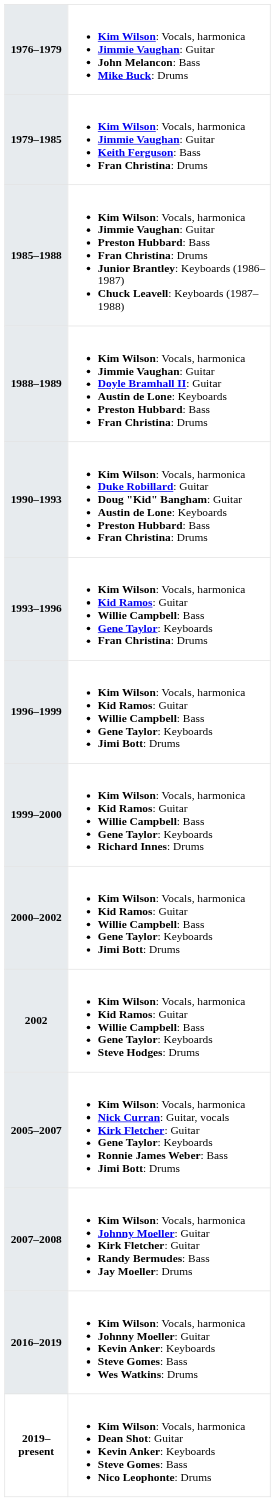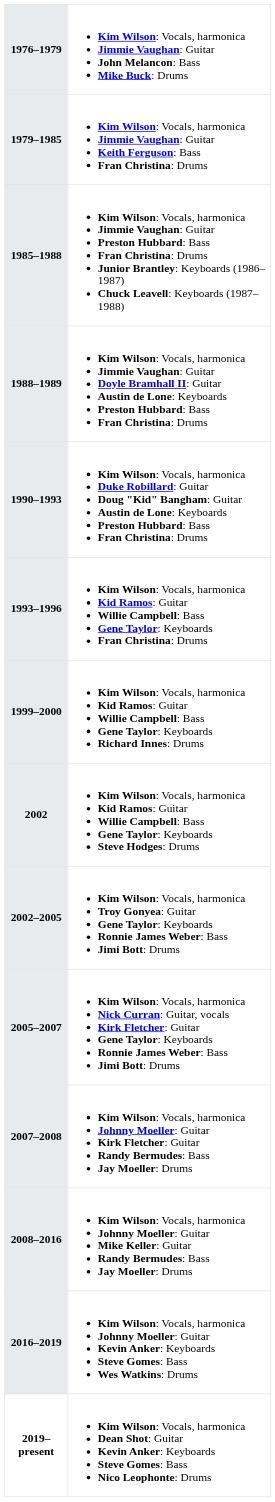- row: (36, 712)
- row: (36, 917)
+ row: (36, 917)
+ row: (36, 1239)
